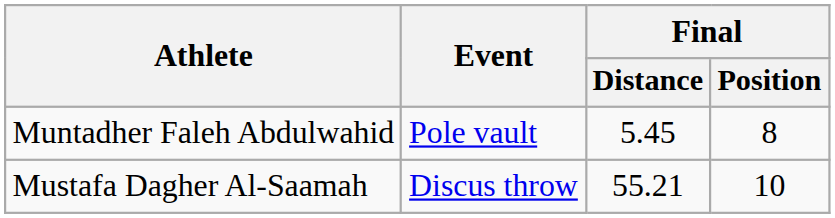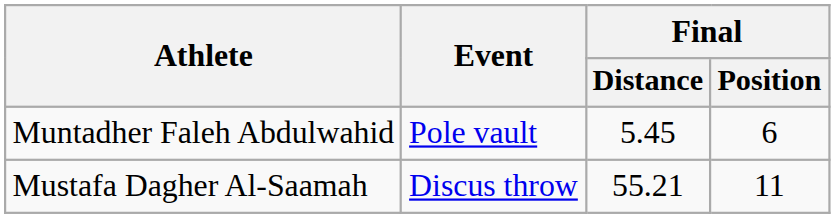(769, 133) 8 -> (769, 133) 6
(769, 185) 10 -> (769, 185) 11
